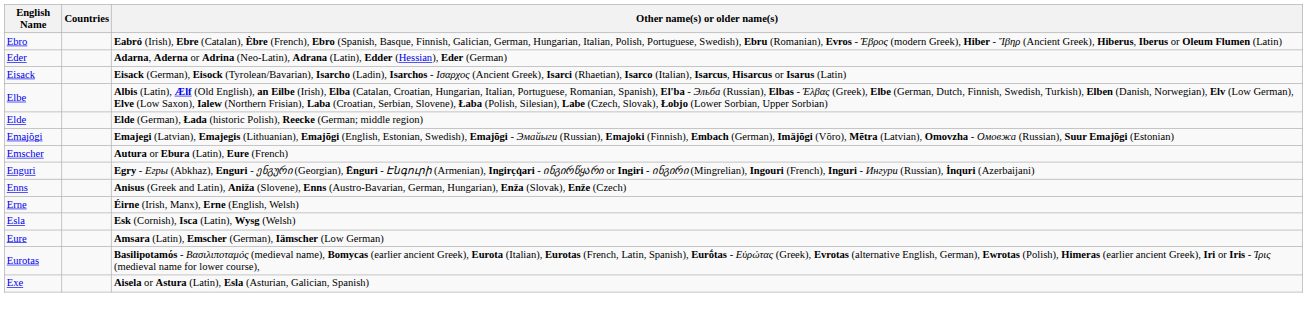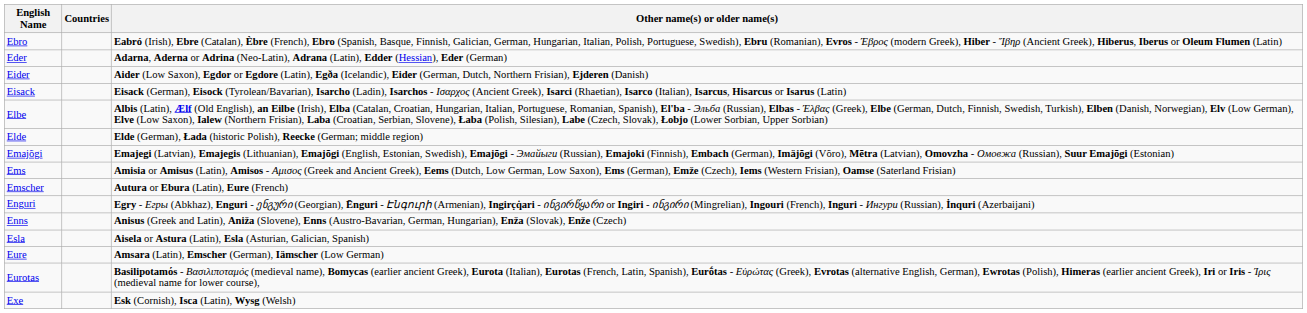+ row: (18, 74)
+ row: (16, 170)
- row: (17, 204)
(205, 221) Esk (Cornish), Isca (Latin), Wysg (Welsh) -> (241, 238) Aisela or Astura (Latin), Esla (Asturian, Galician, Spanish)
(241, 283) Aisela or Astura (Latin), Esla (Asturian, Galician, Spanish) -> (205, 300) Esk (Cornish), Isca (Latin), Wysg (Welsh)
